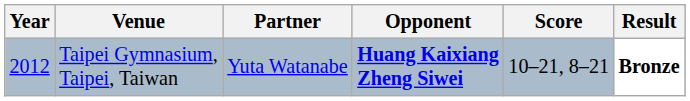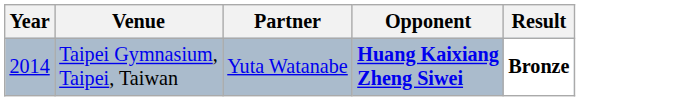- column: (559, 21)
(30, 66) 2012 -> (30, 66) 2014
